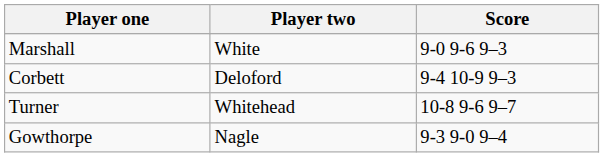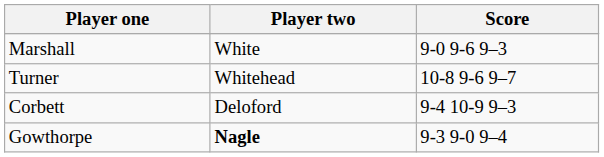rows swapped: (34, 107) <-> (37, 78)
(237, 136) normal -> (237, 136) bold
